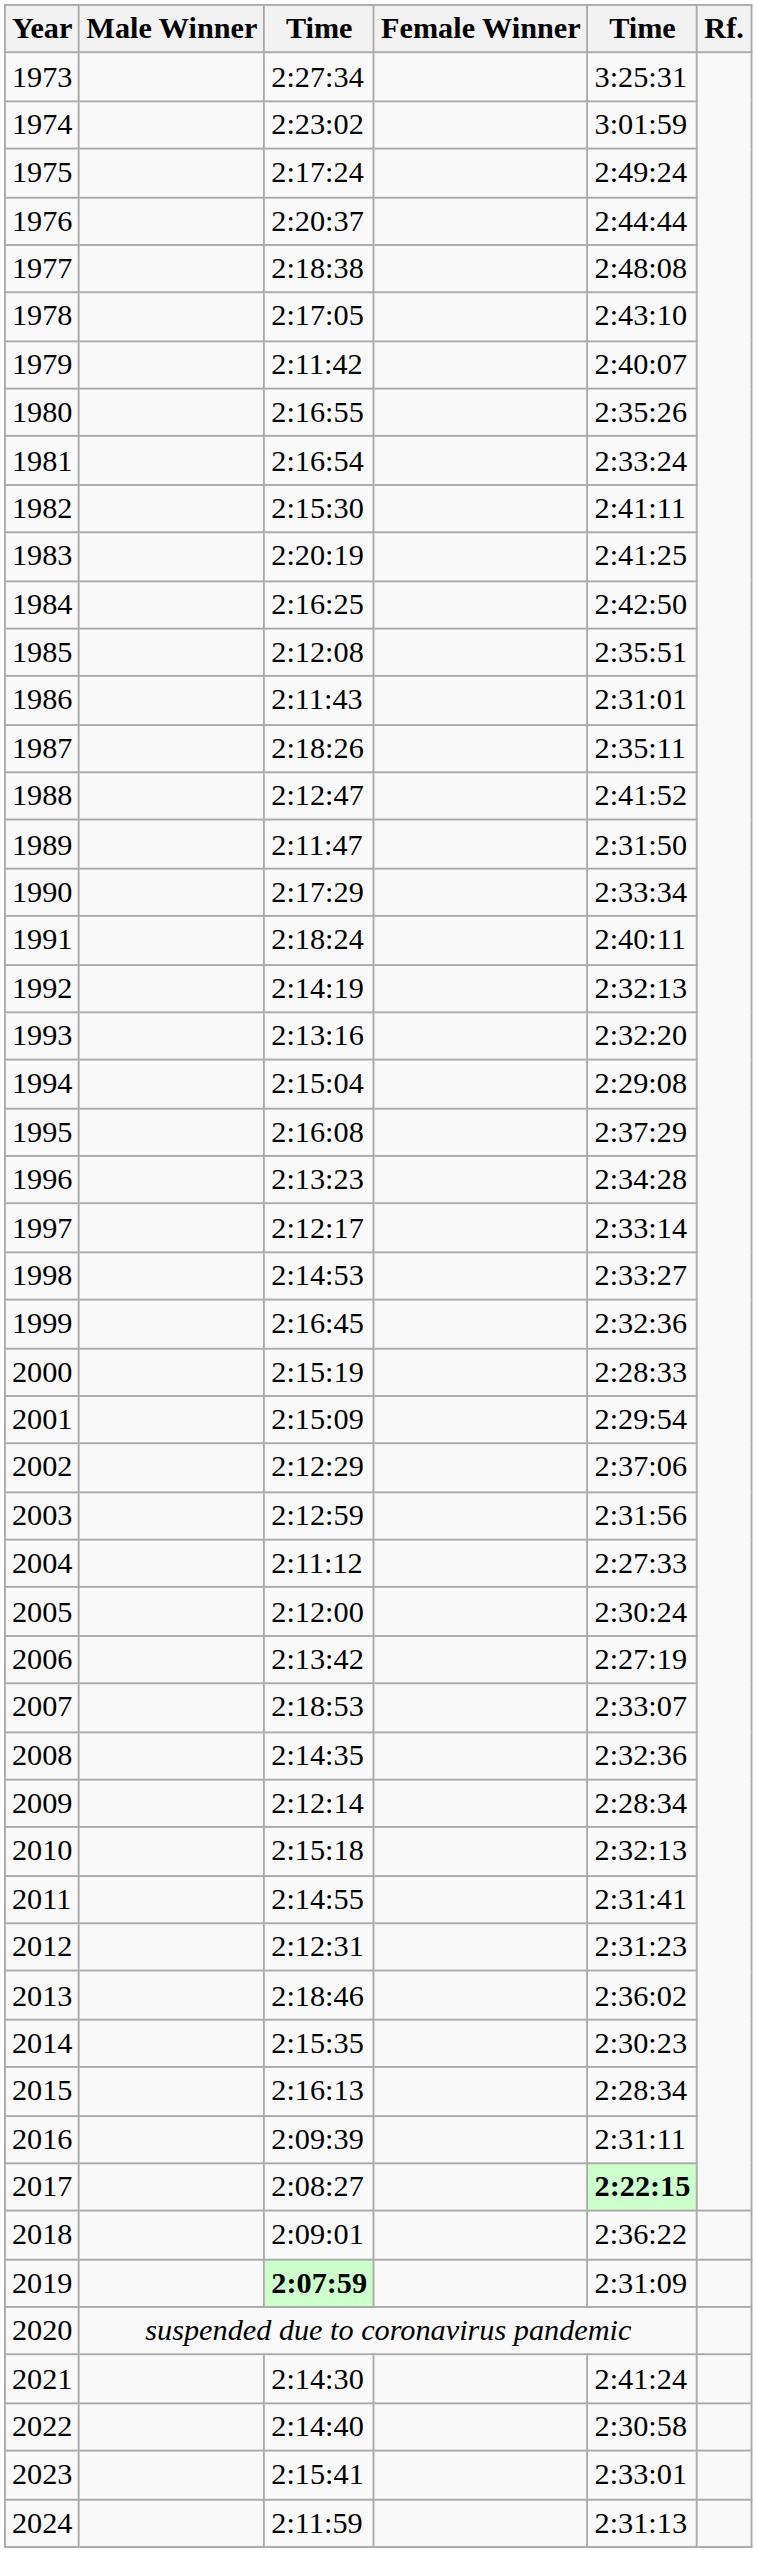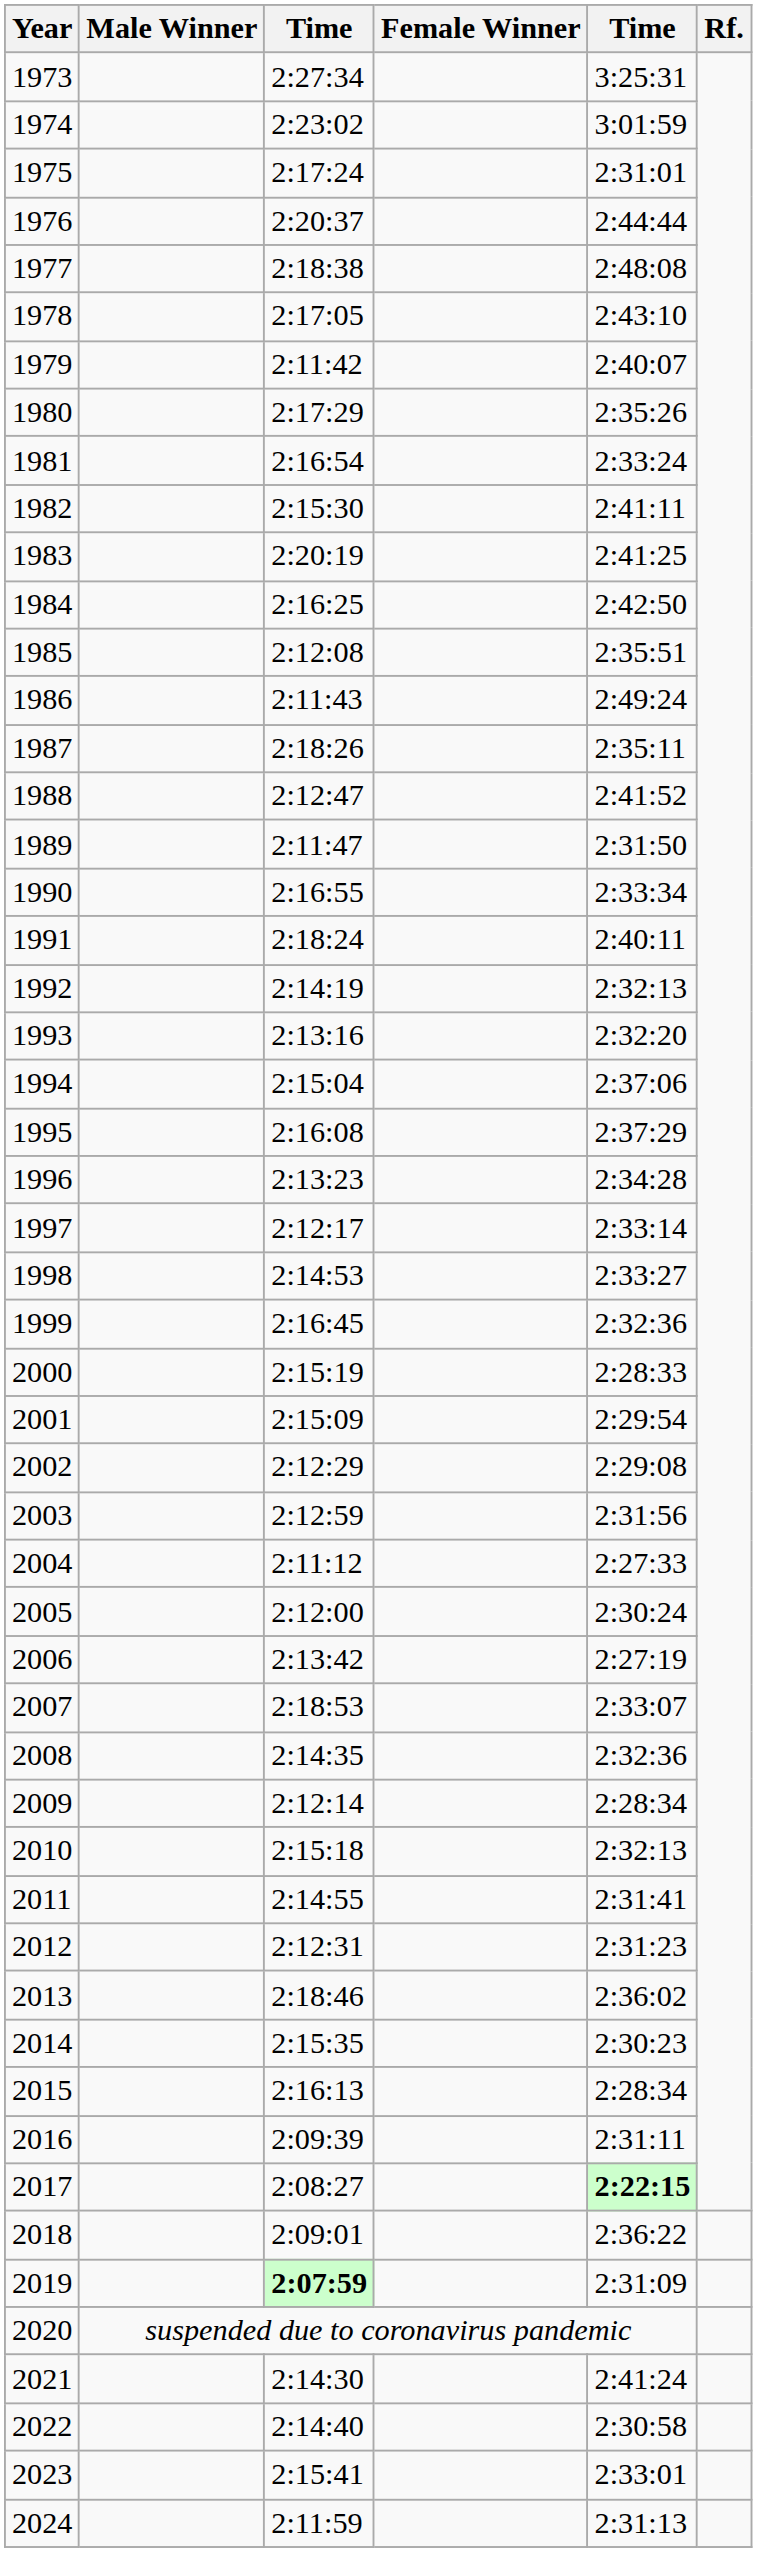(641, 172) 2:49:24 -> (641, 172) 2:31:01
(318, 412) 2:16:55 -> (318, 412) 2:17:29
(641, 699) 2:31:01 -> (641, 699) 2:49:24
(318, 891) 2:17:29 -> (318, 891) 2:16:55
(641, 1083) 2:29:08 -> (641, 1083) 2:37:06
(641, 1467) 2:37:06 -> (641, 1467) 2:29:08
